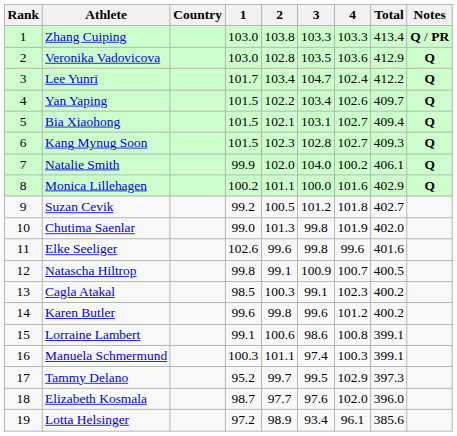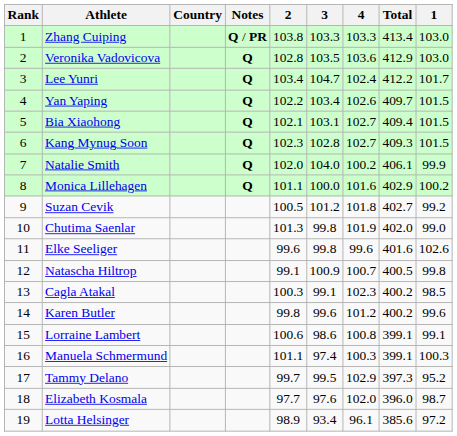columns swapped: (243, 15) <-> (430, 15)
